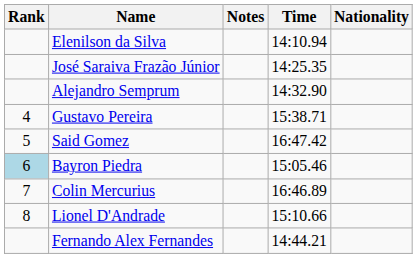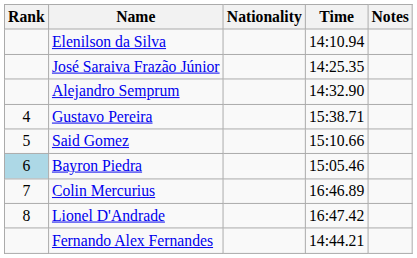columns swapped: (372, 16) <-> (246, 16)
(299, 141) 16:47.42 -> (337, 141) 15:10.66
(299, 215) 15:10.66 -> (337, 215) 16:47.42
